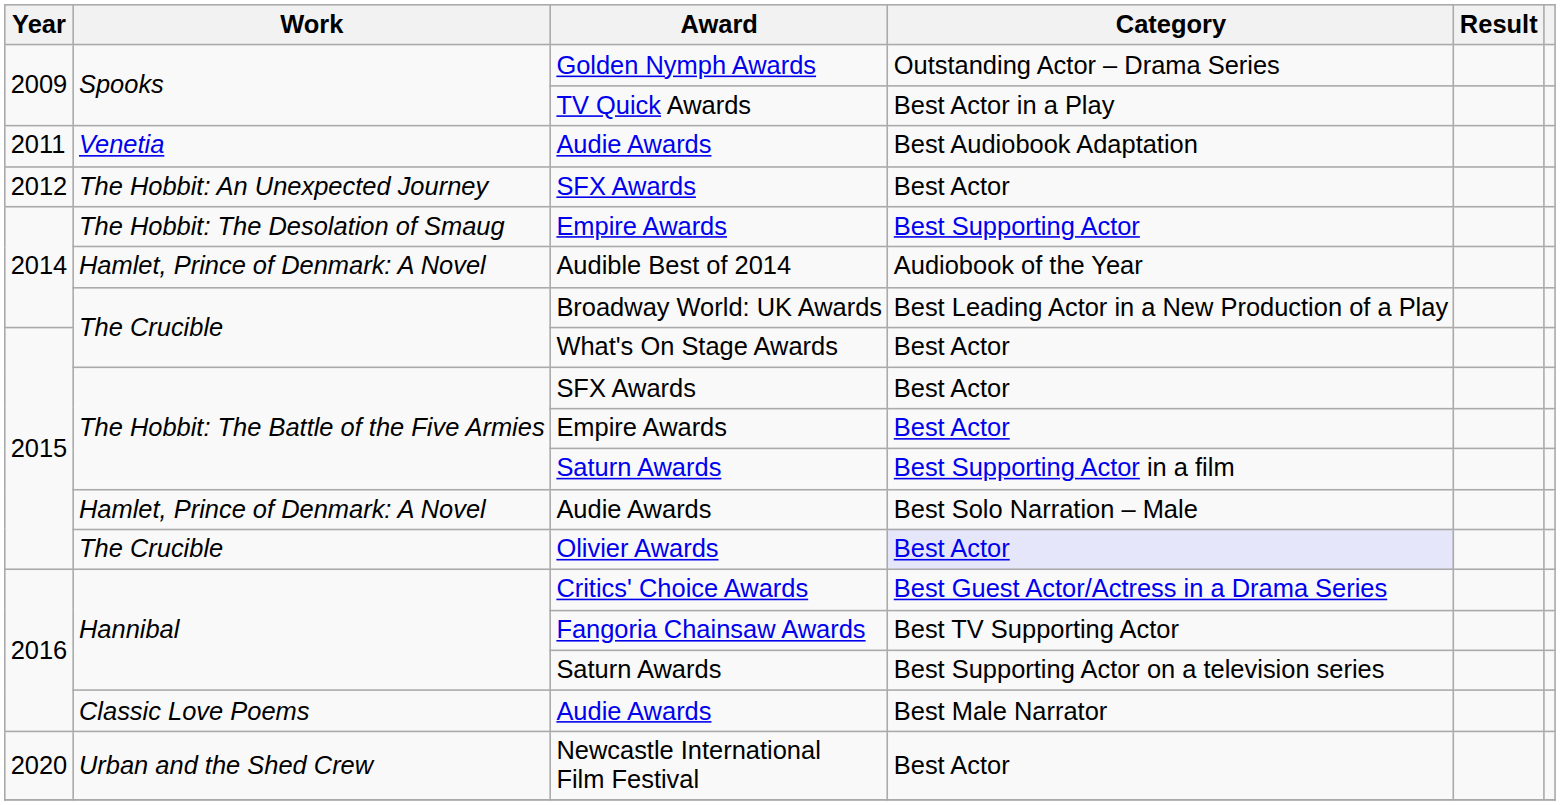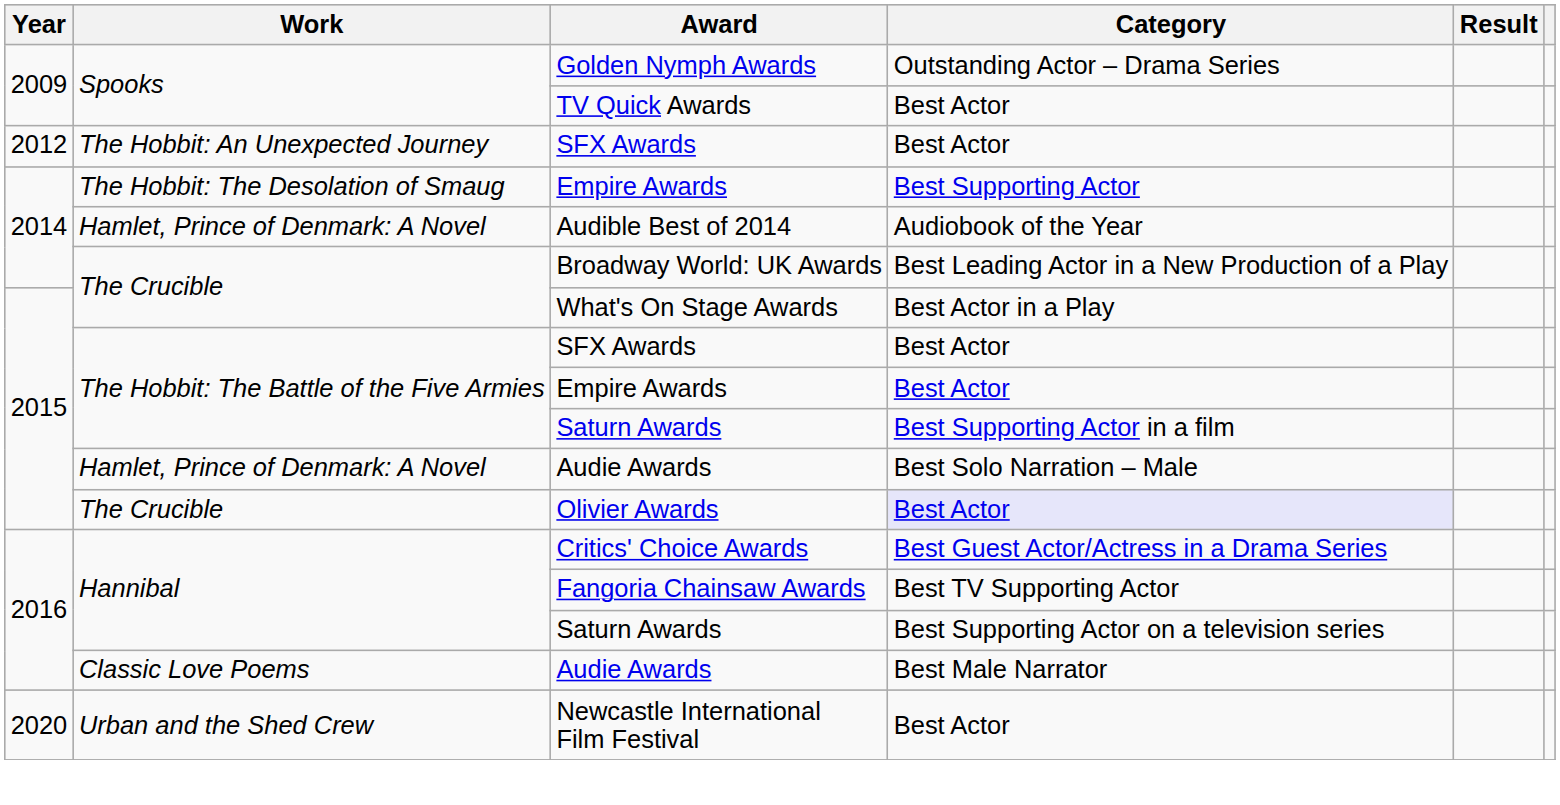(1004, 105) Best Actor in a Play -> (952, 105) Best Actor
- row: (122, 145)
(952, 347) Best Actor -> (1004, 307) Best Actor in a Play
